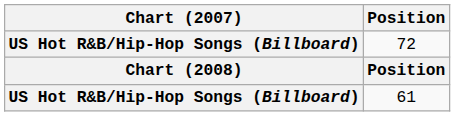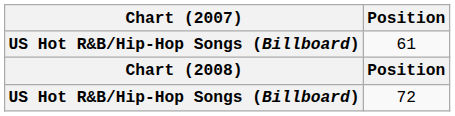rows swapped: (406, 97) <-> (406, 44)
